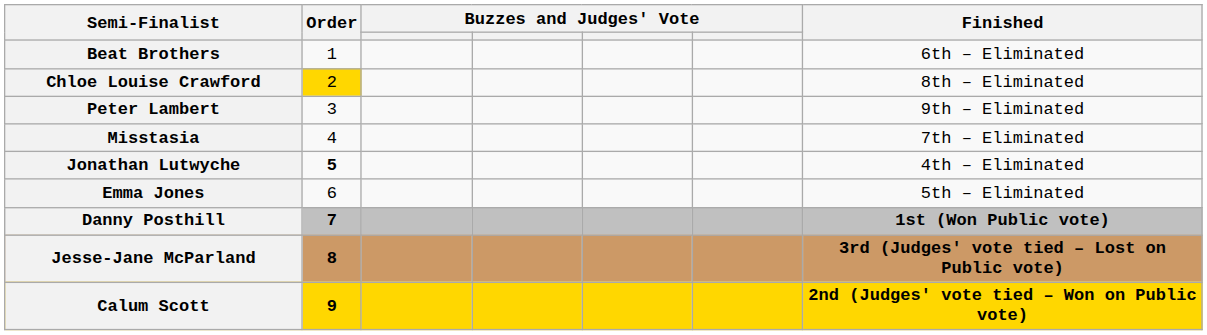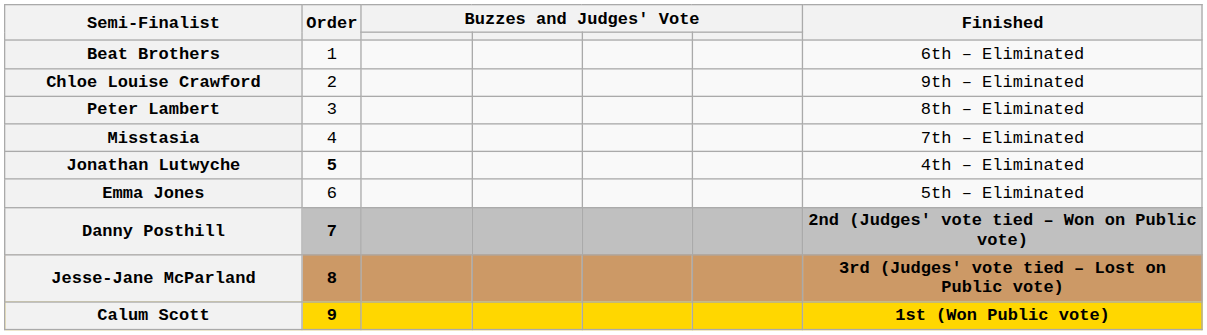(332, 82) gold background -> (332, 82) no background
(1003, 82) 8th – Eliminated -> (1003, 82) 9th – Eliminated
(1003, 110) 9th – Eliminated -> (1003, 110) 8th – Eliminated
(1003, 221) 1st (Won Public vote) -> (1003, 231) 2nd (Judges' vote tied – Won on Public vote)
(1003, 306) 2nd (Judges' vote tied – Won on Public vote) -> (1003, 316) 1st (Won Public vote)
